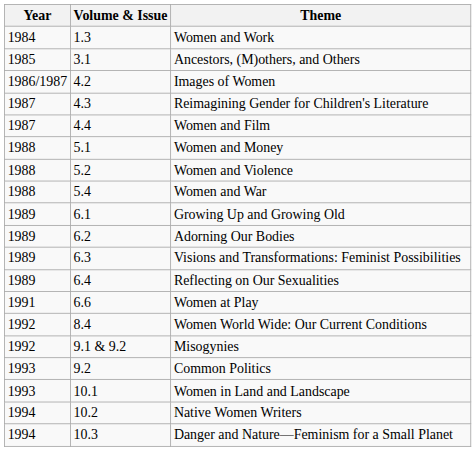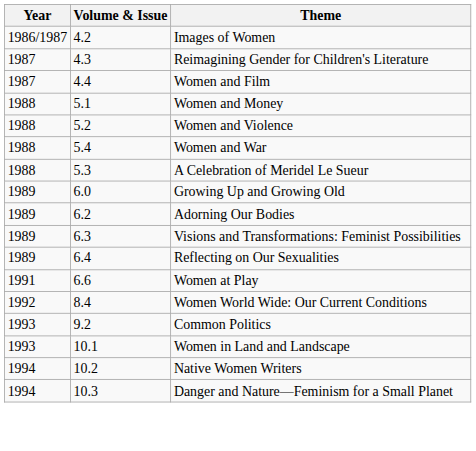- row: (224, 37)
- row: (267, 59)
+ row: (271, 170)
(82, 214) 6.1 -> (82, 192) 6.0
- row: (206, 346)
